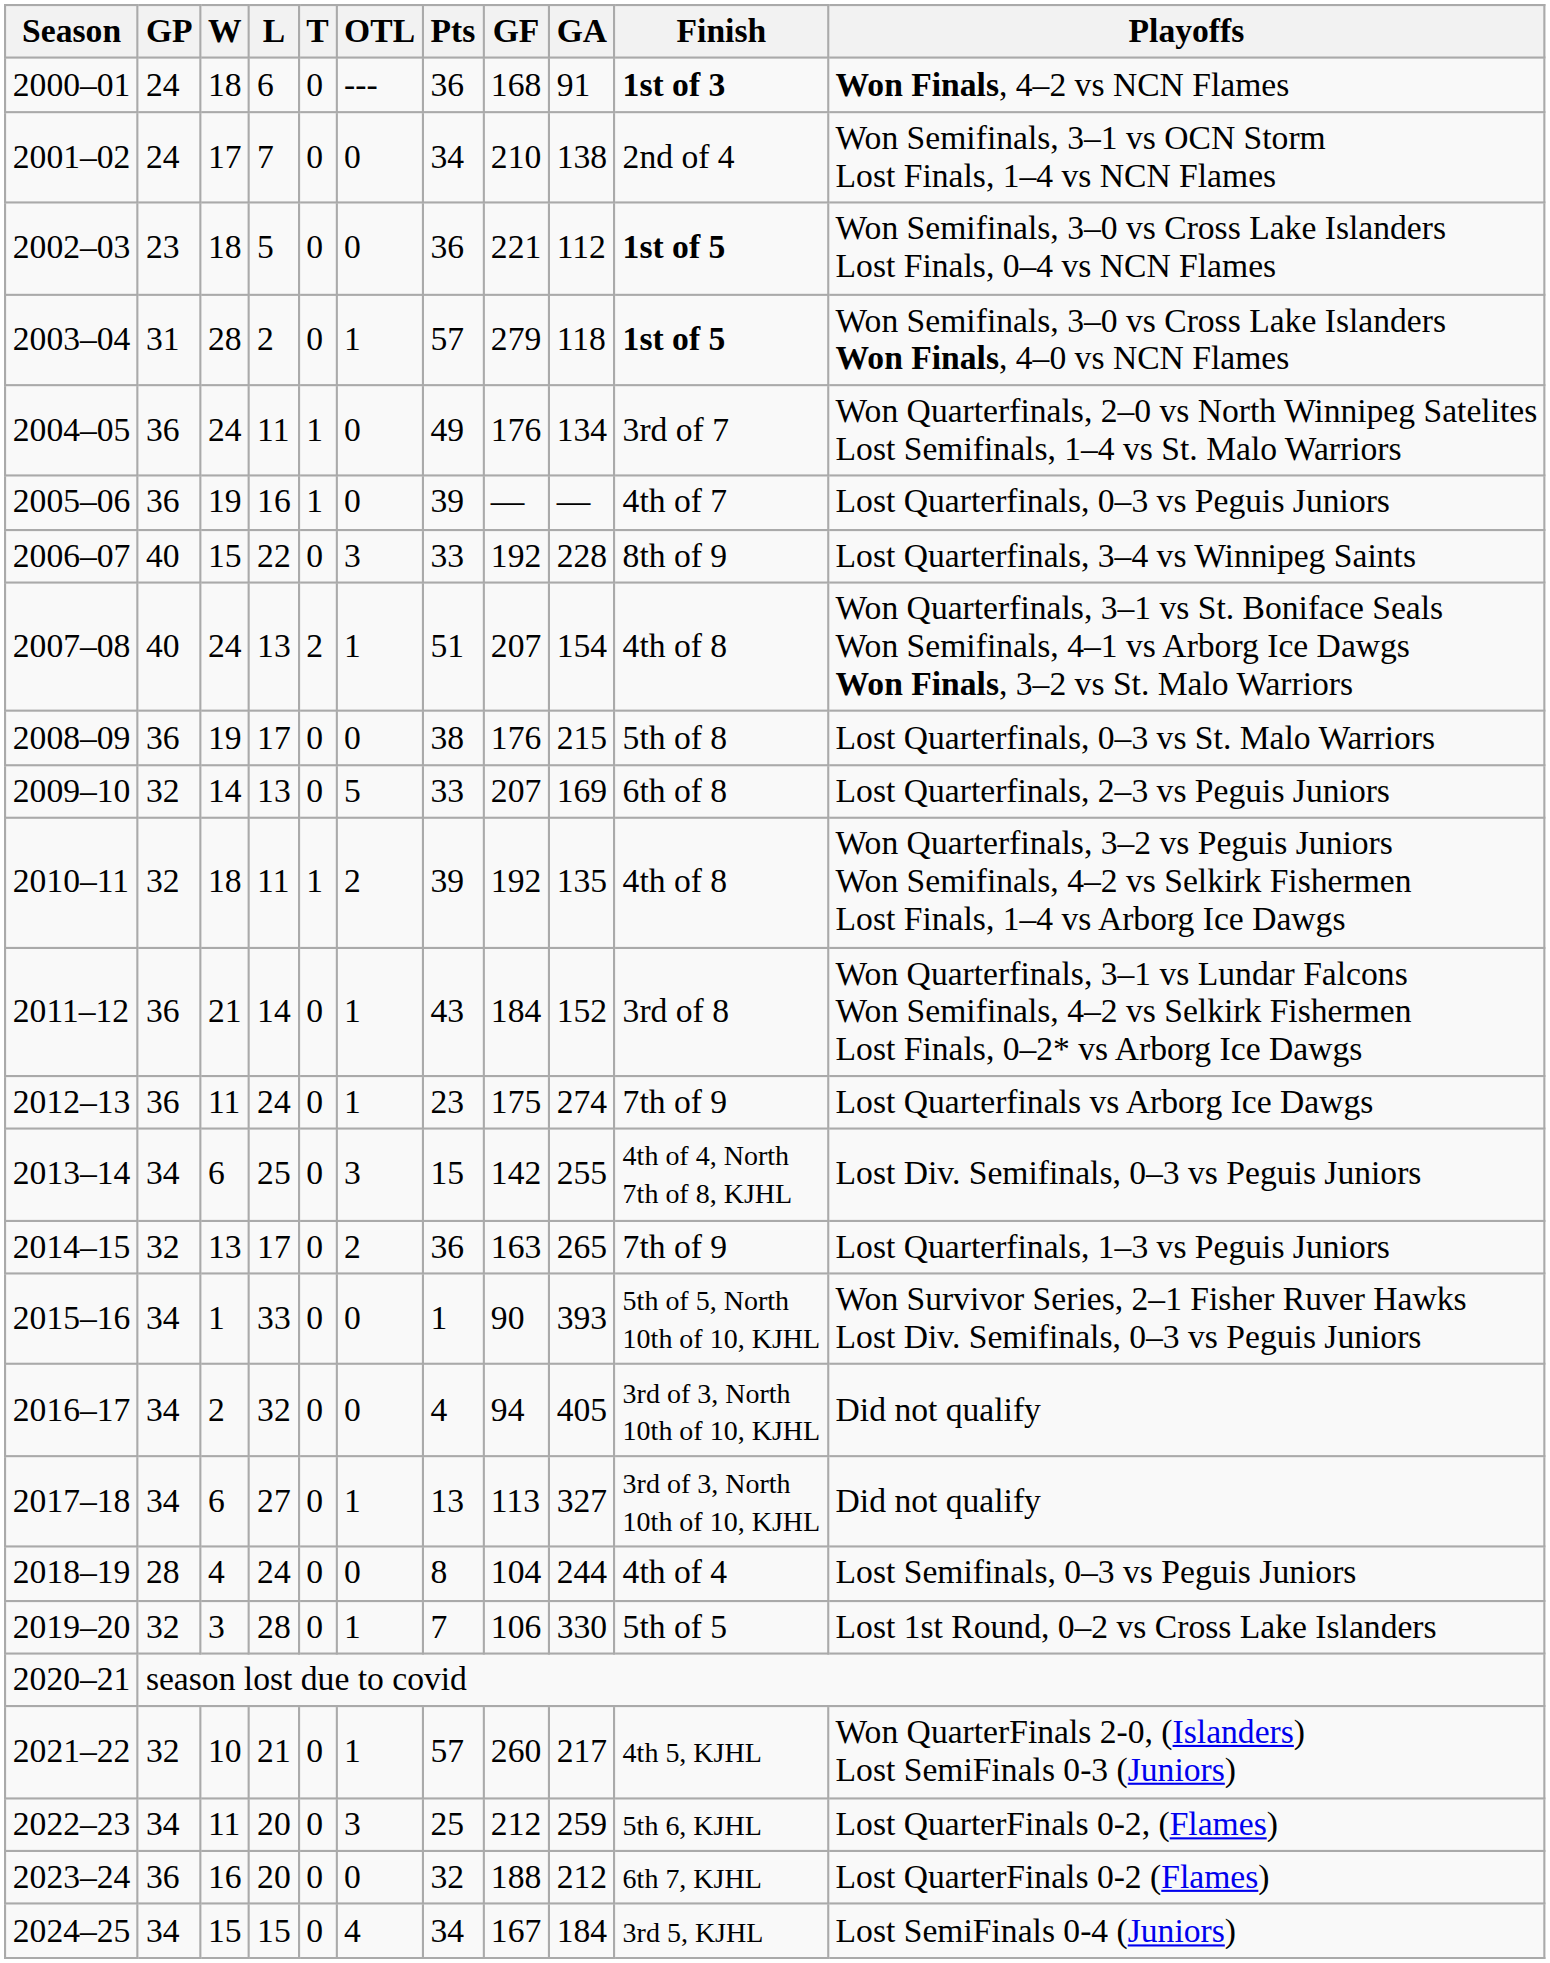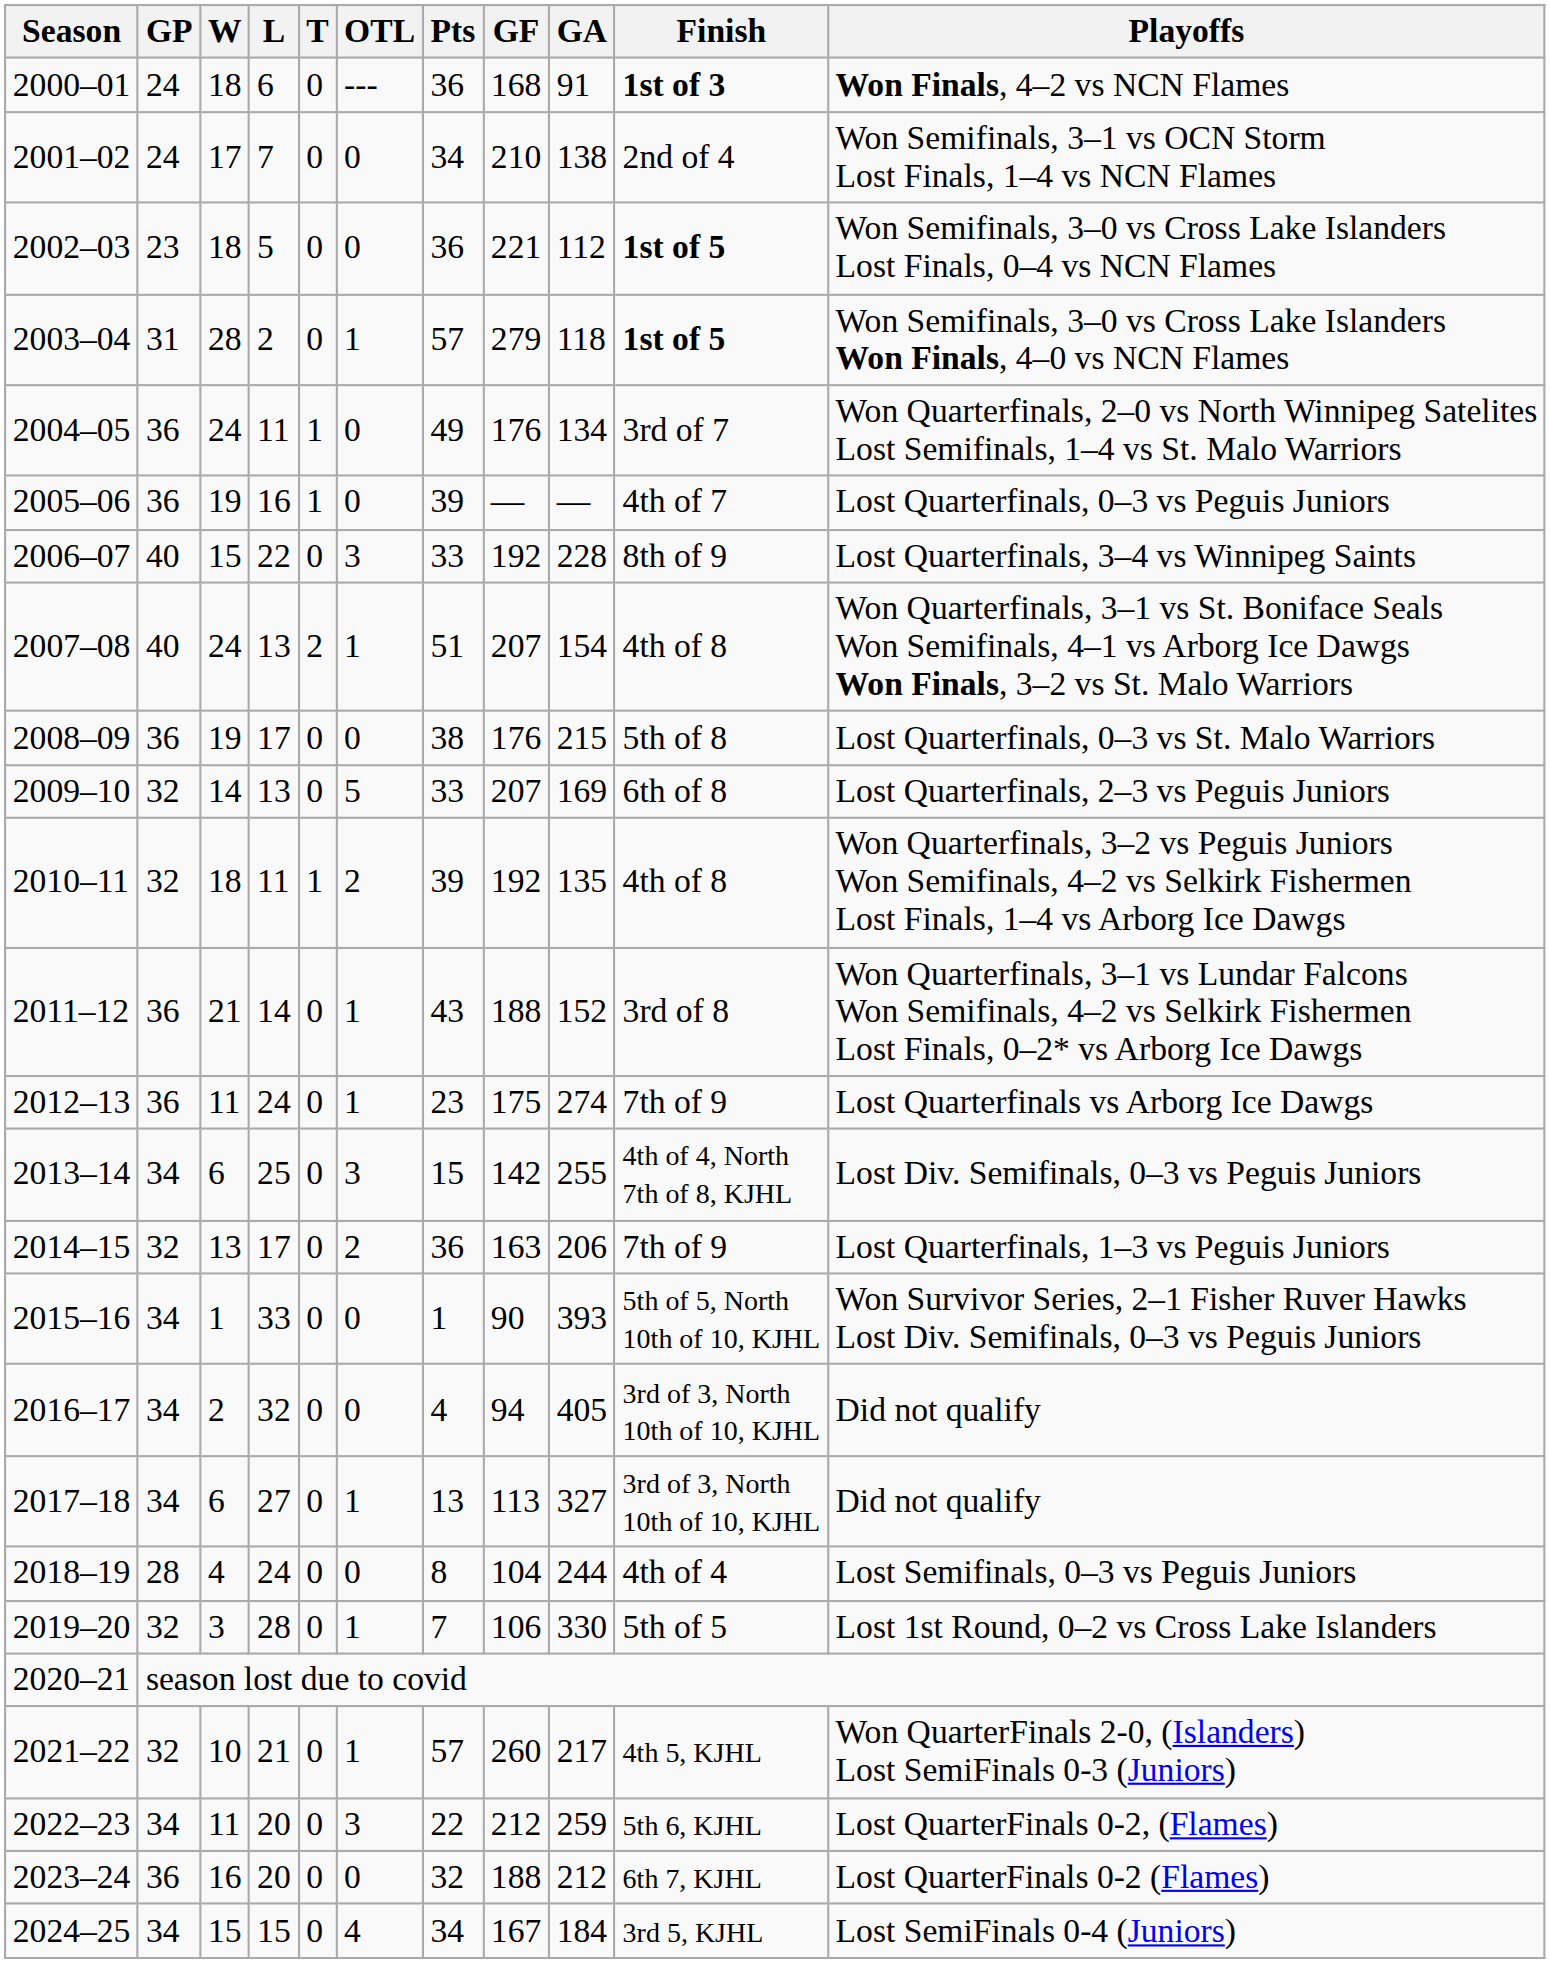(516, 1010) 184 -> (516, 1010) 188
(582, 1246) 265 -> (582, 1246) 206
(447, 1823) 25 -> (447, 1823) 22
